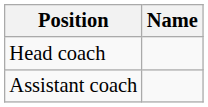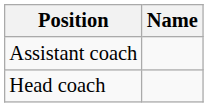rows swapped: (57, 53) <-> (73, 85)
